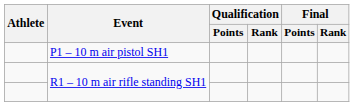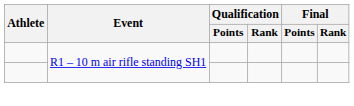- row: (26, 53)
